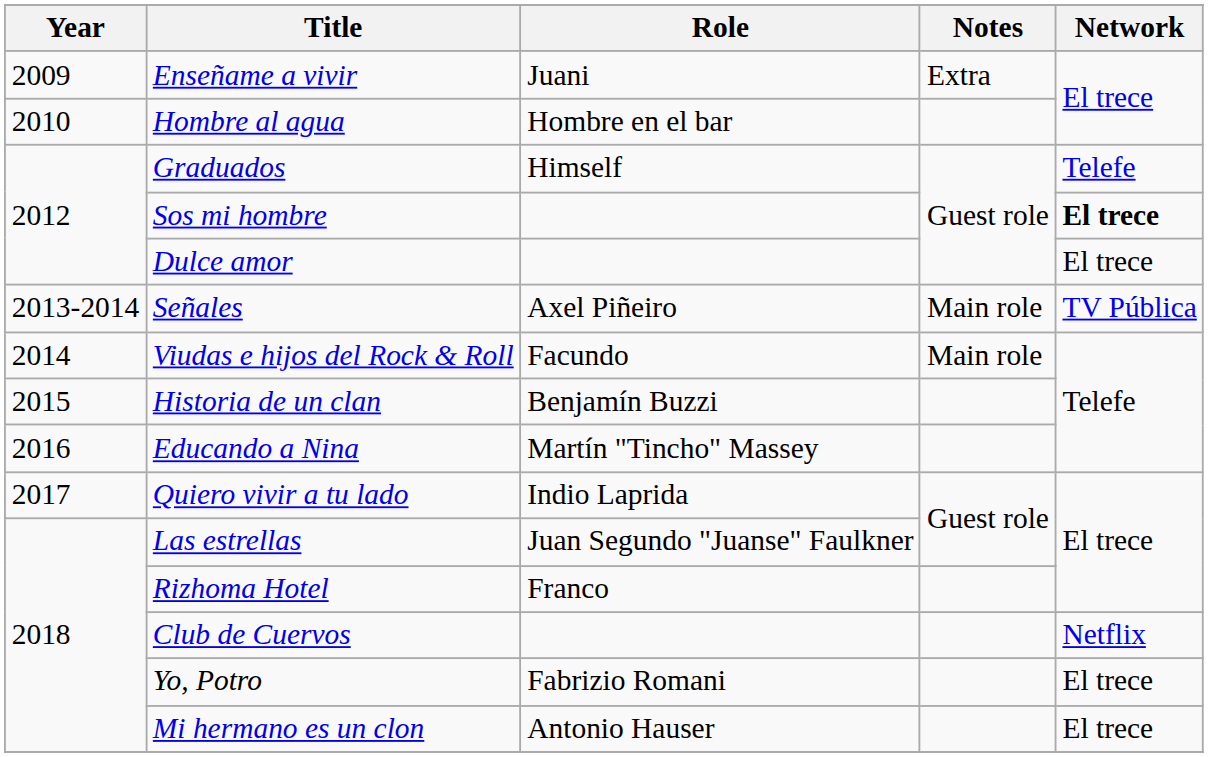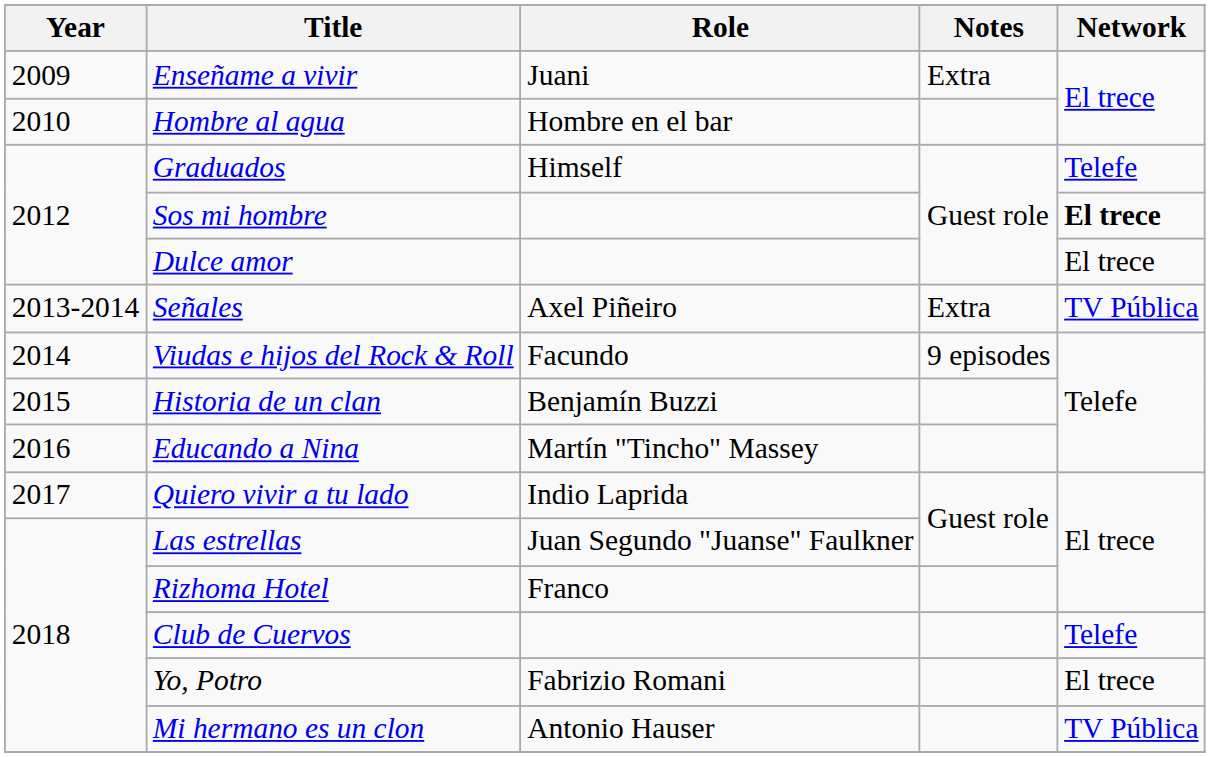(985, 307) Main role -> (959, 307) Extra
(985, 354) Main role -> (989, 354) 9 episodes
(1104, 634) Netflix -> (1101, 634) Telefe
(1108, 728) El trece -> (1131, 728) TV Pública
